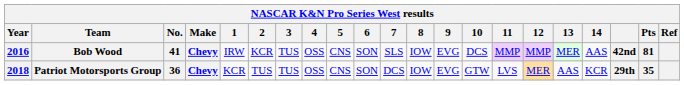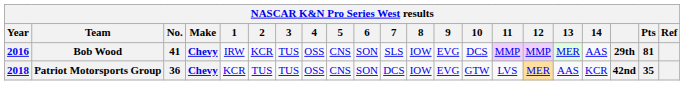(624, 51) 42nd -> (624, 51) 29th
(624, 70) 29th -> (624, 70) 42nd
